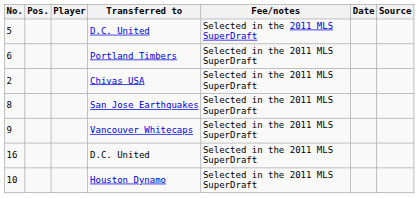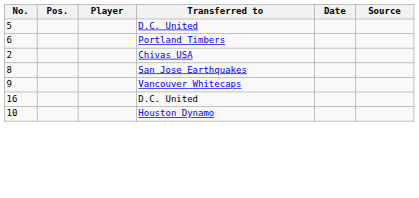- column: (276, 12)
